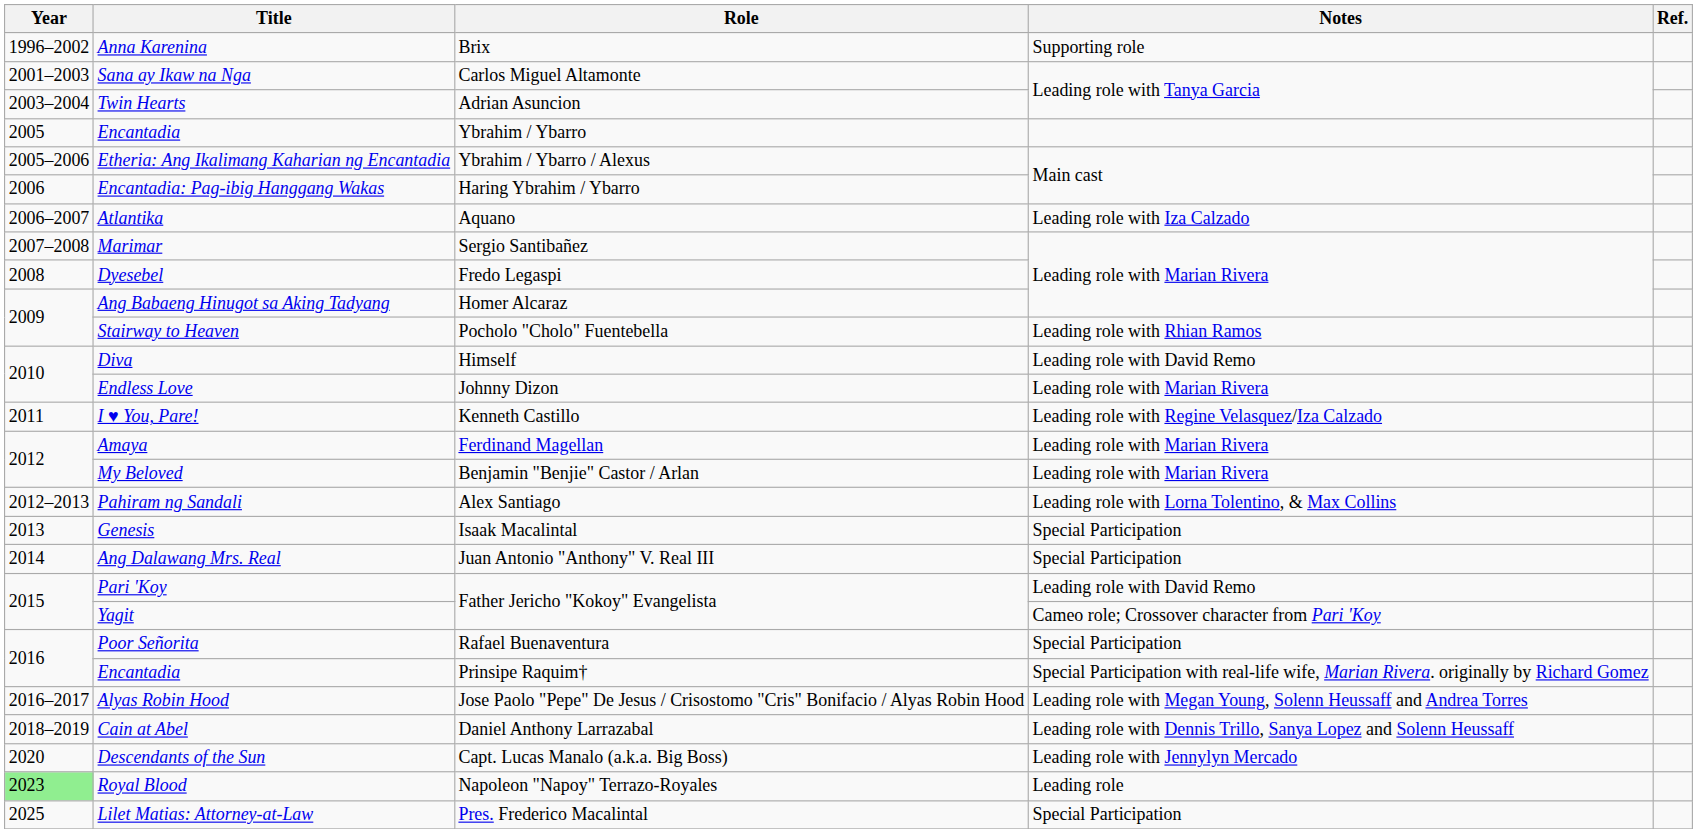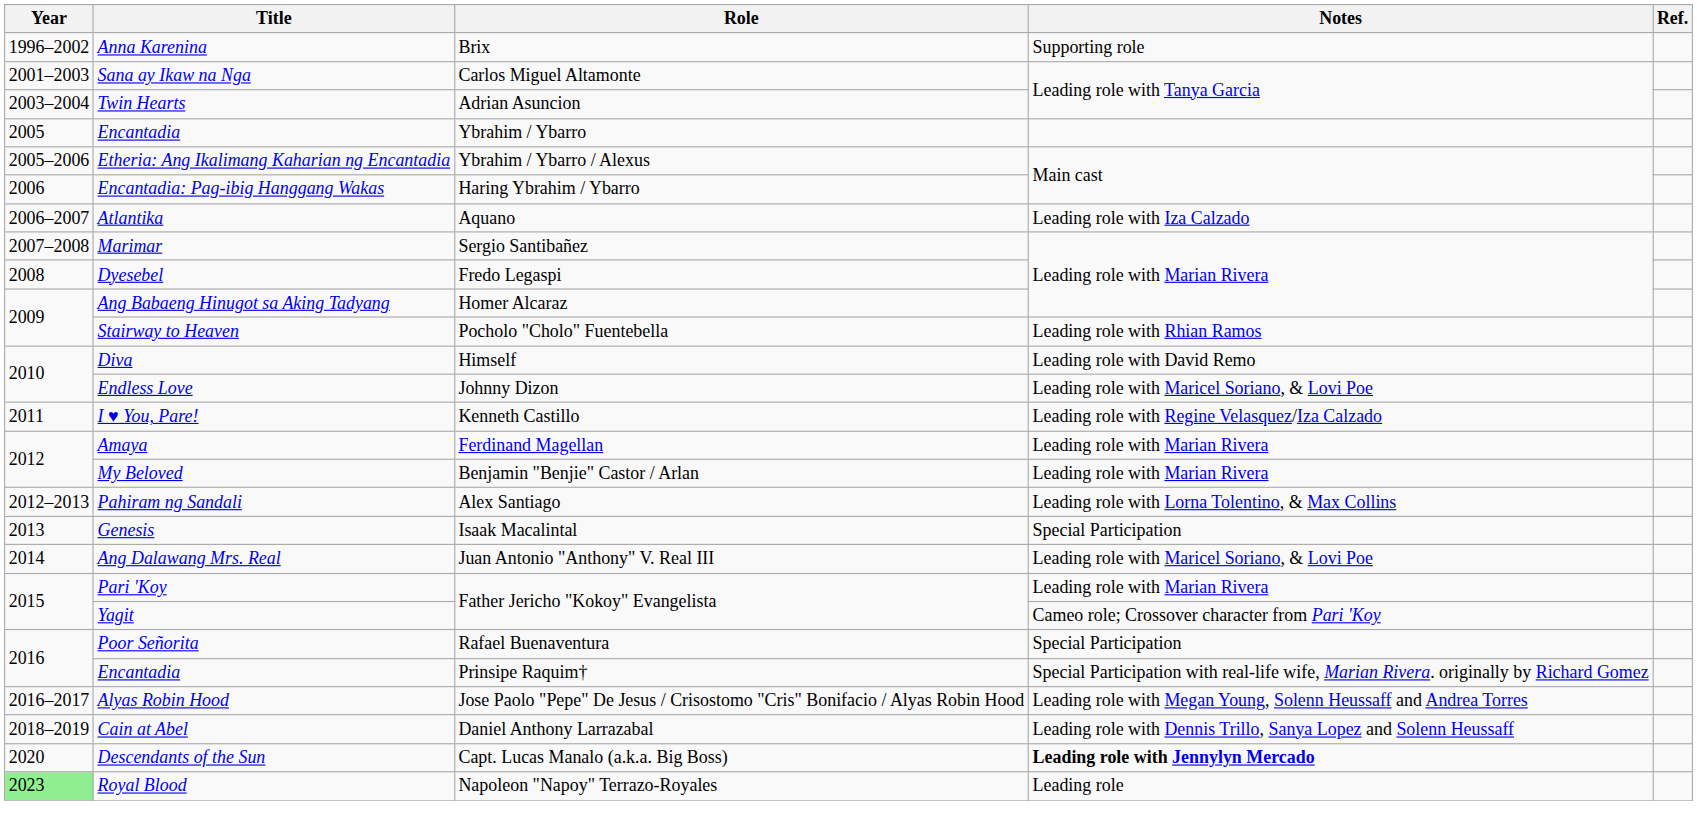(1150, 388) Leading role with Marian Rivera -> (1203, 388) Leading role with Maricel Soriano, & Lovi Poe
(1107, 558) Special Participation -> (1203, 558) Leading role with Maricel Soriano, & Lovi Poe
(1144, 587) Leading role with David Remo -> (1150, 587) Leading role with Marian Rivera
(1165, 757) normal -> (1174, 757) bold
- row: (205, 814)
